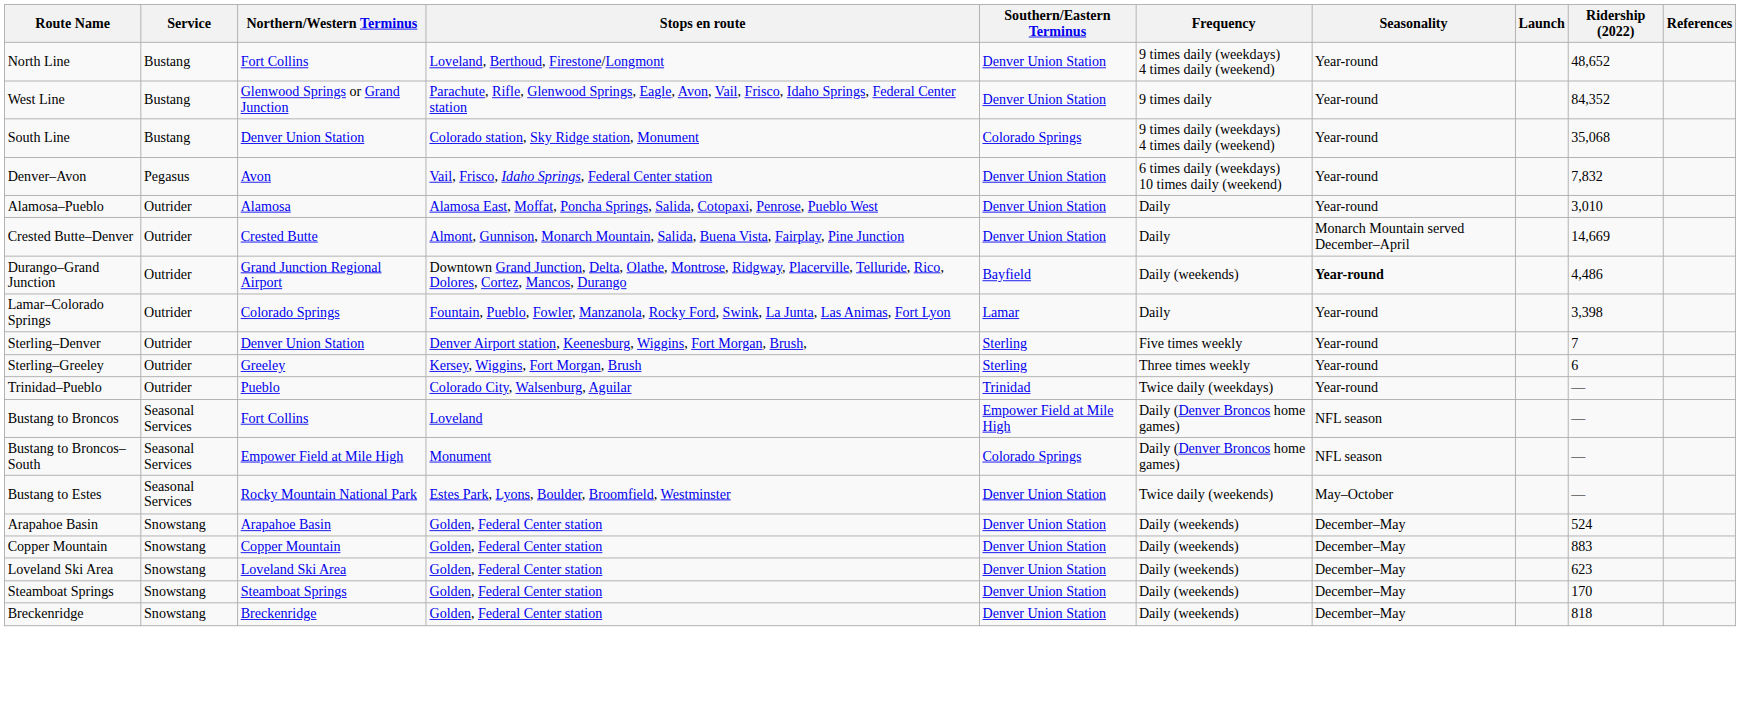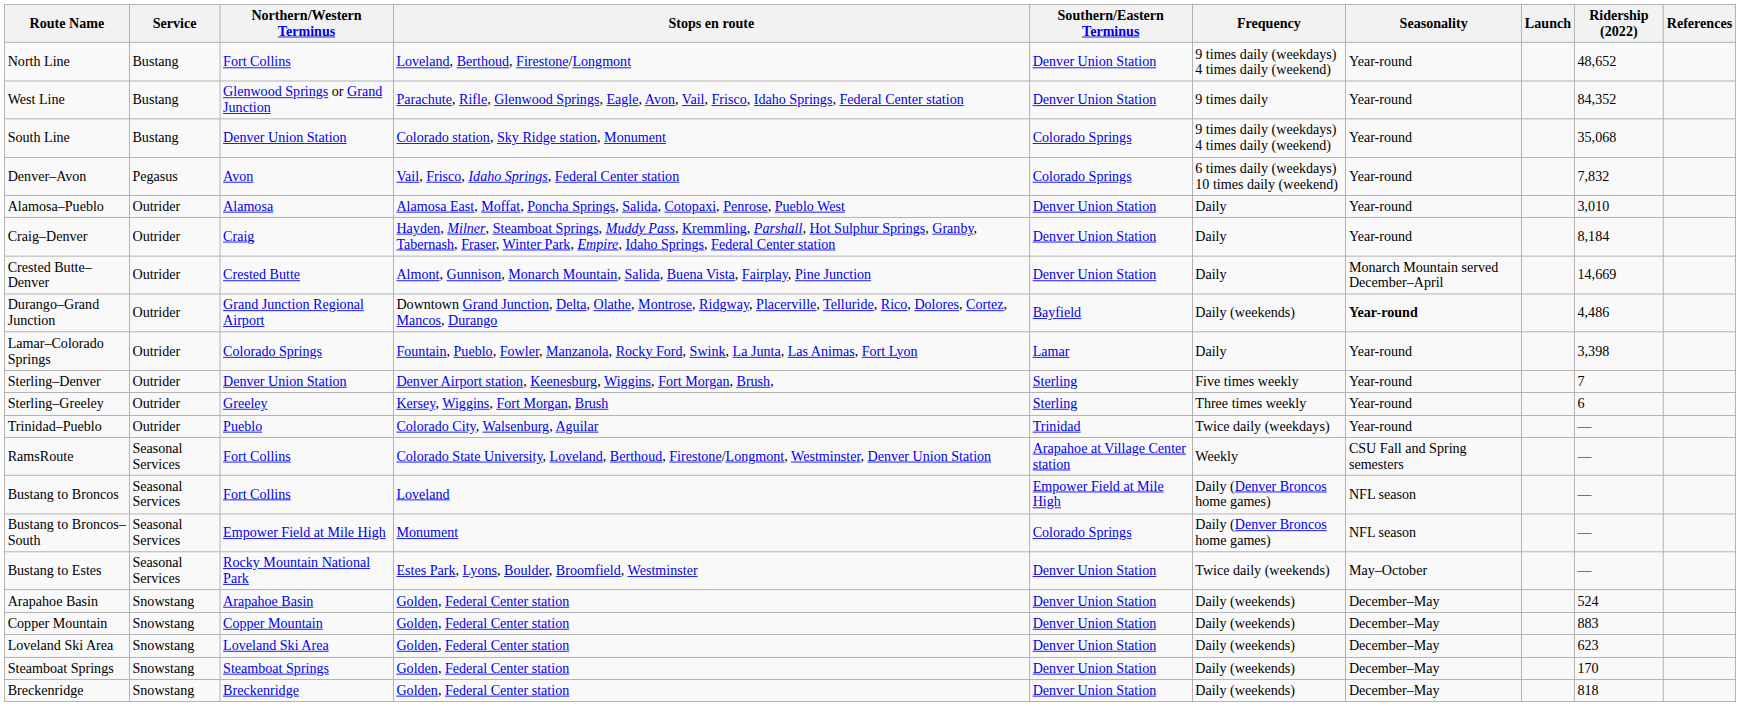(1044, 176) Denver Union Station -> (1082, 176) Colorado Springs
+ row: (48, 236)
+ row: (41, 456)
